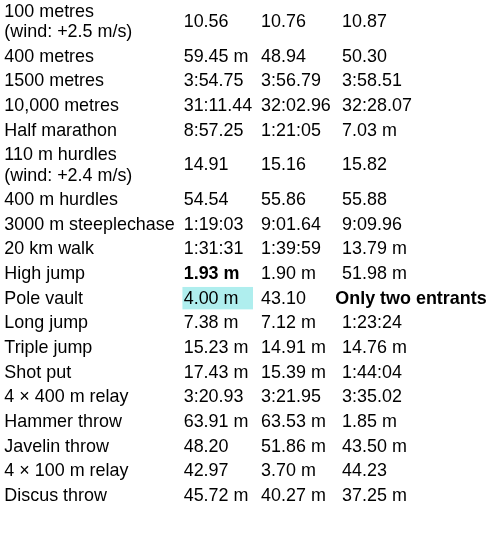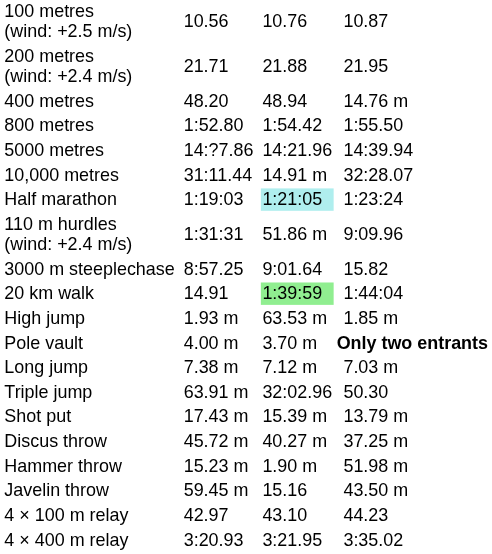+ row: (68, 66)
(216, 56) 59.45 m -> (206, 100) 48.20
(365, 56) 50.30 -> (376, 100) 14.76 m
+ row: (49, 125)
- row: (54, 80)
+ row: (54, 150)
(296, 105) 32:02.96 -> (295, 174) 14.91 m
(214, 130) 8:57.25 -> (214, 199) 1:19:03
(291, 130) no background -> (292, 199) paleturquoise background
(369, 130) 7.03 m -> (373, 199) 1:23:24
(206, 164) 14.91 -> (214, 234) 1:31:31
(283, 164) 15.16 -> (295, 234) 51.86 m
(365, 164) 15.82 -> (373, 234) 9:09.96
- row: (61, 199)
(214, 224) 1:19:03 -> (214, 268) 8:57.25
(372, 224) 9:09.96 -> (366, 268) 15.82
(214, 248) 1:31:31 -> (206, 293) 14.91
(291, 248) no background -> (292, 293) lightgreen background
(374, 248) 13.79 m -> (373, 293) 1:44:04
(212, 273) bold -> (211, 318) normal
(288, 273) 1.90 m -> (295, 318) 63.53 m
(374, 273) 51.98 m -> (371, 318) 1.85 m
(211, 298) paleturquoise background -> (211, 342) no background
(283, 298) 43.10 -> (290, 342) 3.70 m
(372, 322) 1:23:24 -> (371, 367) 7.03 m
(216, 347) 15.23 m -> (216, 392) 63.91 m
(293, 347) 14.91 m -> (297, 392) 32:02.96
(374, 347) 14.76 m -> (366, 392) 50.30
(372, 372) 1:44:04 -> (376, 416) 13.79 m
rows swapped: (56, 495) <-> (66, 396)
(216, 421) 63.91 m -> (216, 466) 15.23 m
(293, 421) 63.53 m -> (290, 466) 1.90 m
(369, 421) 1.85 m -> (376, 466) 51.98 m
(206, 445) 48.20 -> (216, 490) 59.45 m
(293, 445) 51.86 m -> (285, 490) 15.16
(288, 470) 3.70 m -> (285, 515) 43.10
